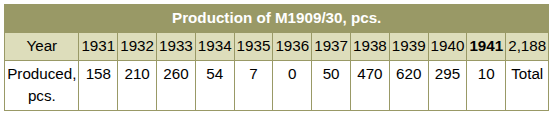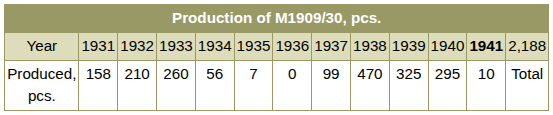(215, 73) 54 -> (215, 73) 56
(331, 73) 50 -> (331, 73) 99
(409, 73) 620 -> (409, 73) 325
